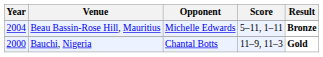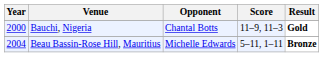rows swapped: (95, 28) <-> (61, 44)
